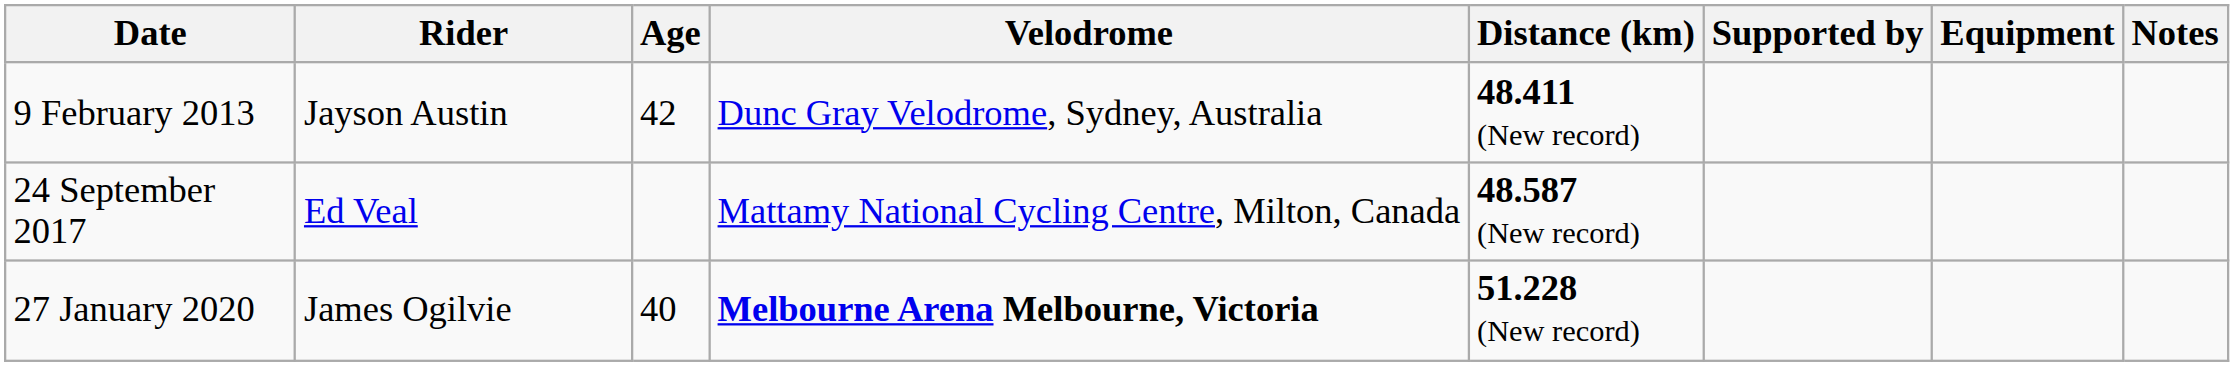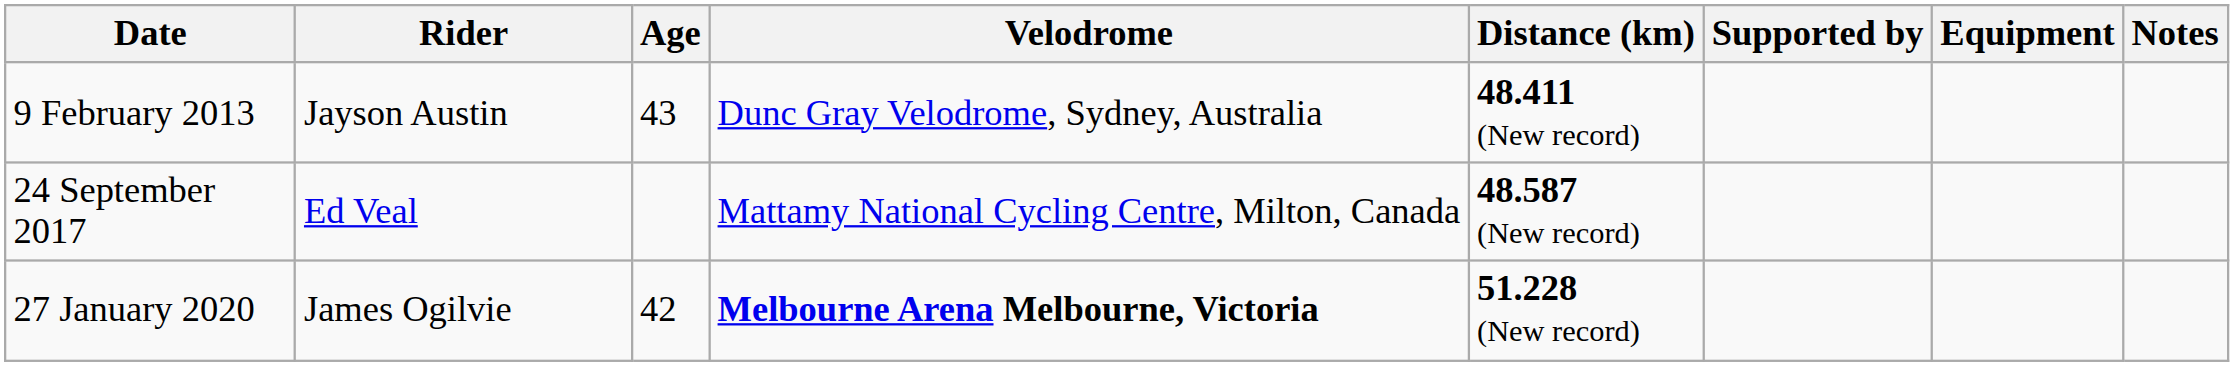(658, 111) 42 -> (658, 111) 43
(658, 309) 40 -> (658, 309) 42
